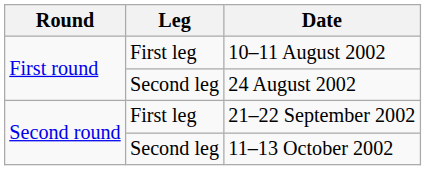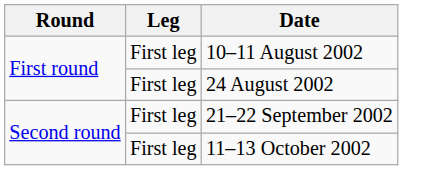(175, 84) Second leg -> (163, 84) First leg
(175, 148) Second leg -> (163, 148) First leg
